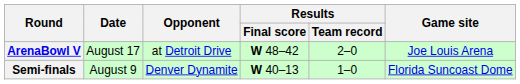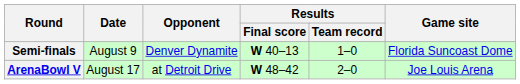rows swapped: (44, 69) <-> (44, 50)
